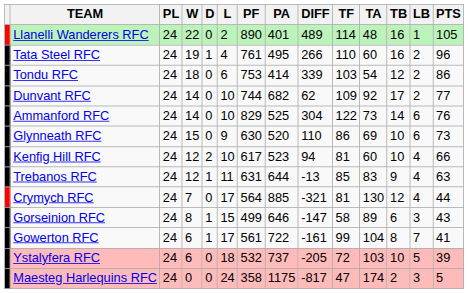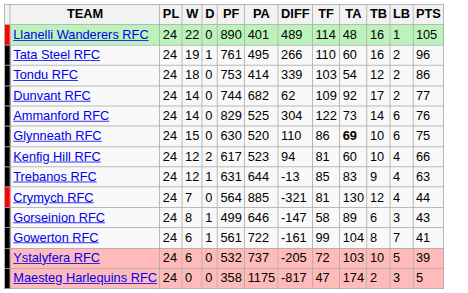- column: (228, 14)
(370, 136) normal -> (350, 136) bold
(443, 136) 73 -> (423, 136) 75
